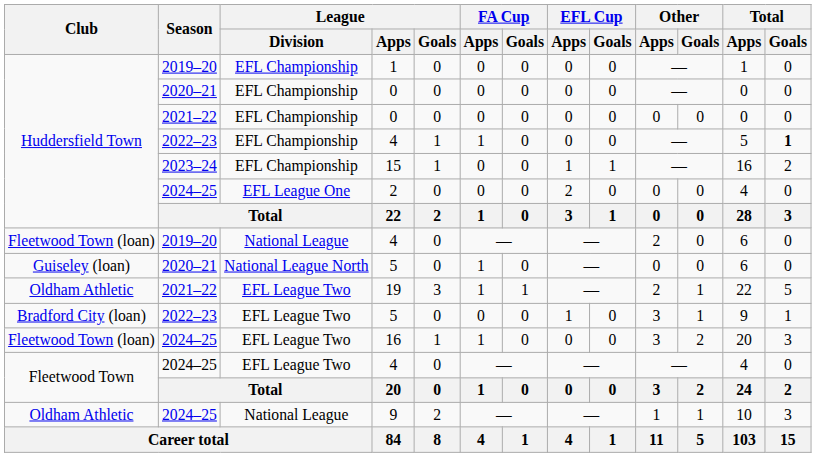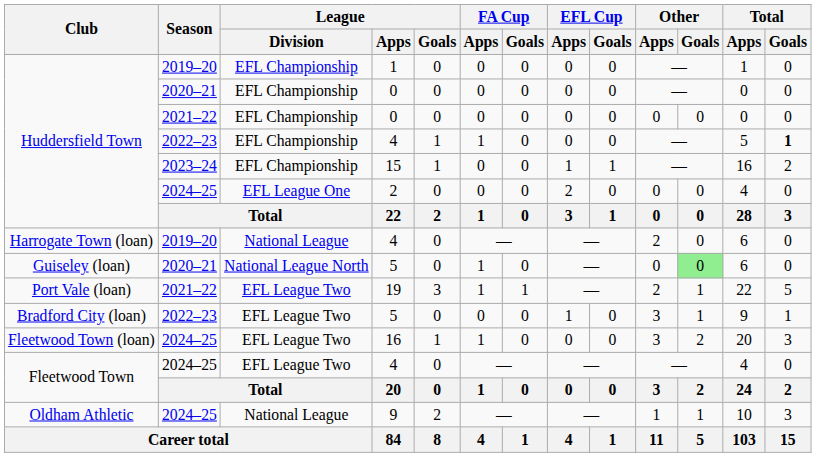(81, 240) Fleetwood Town (loan) -> (81, 240) Harrogate Town (loan)
(700, 265) no background -> (700, 265) lightgreen background
(81, 290) Oldham Athletic -> (81, 290) Port Vale (loan)
